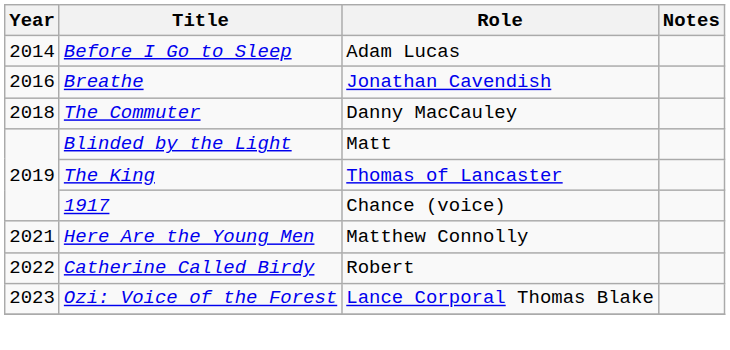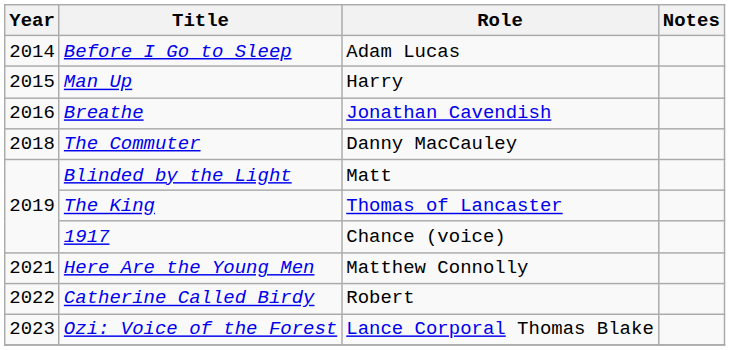+ row: (98, 82)
